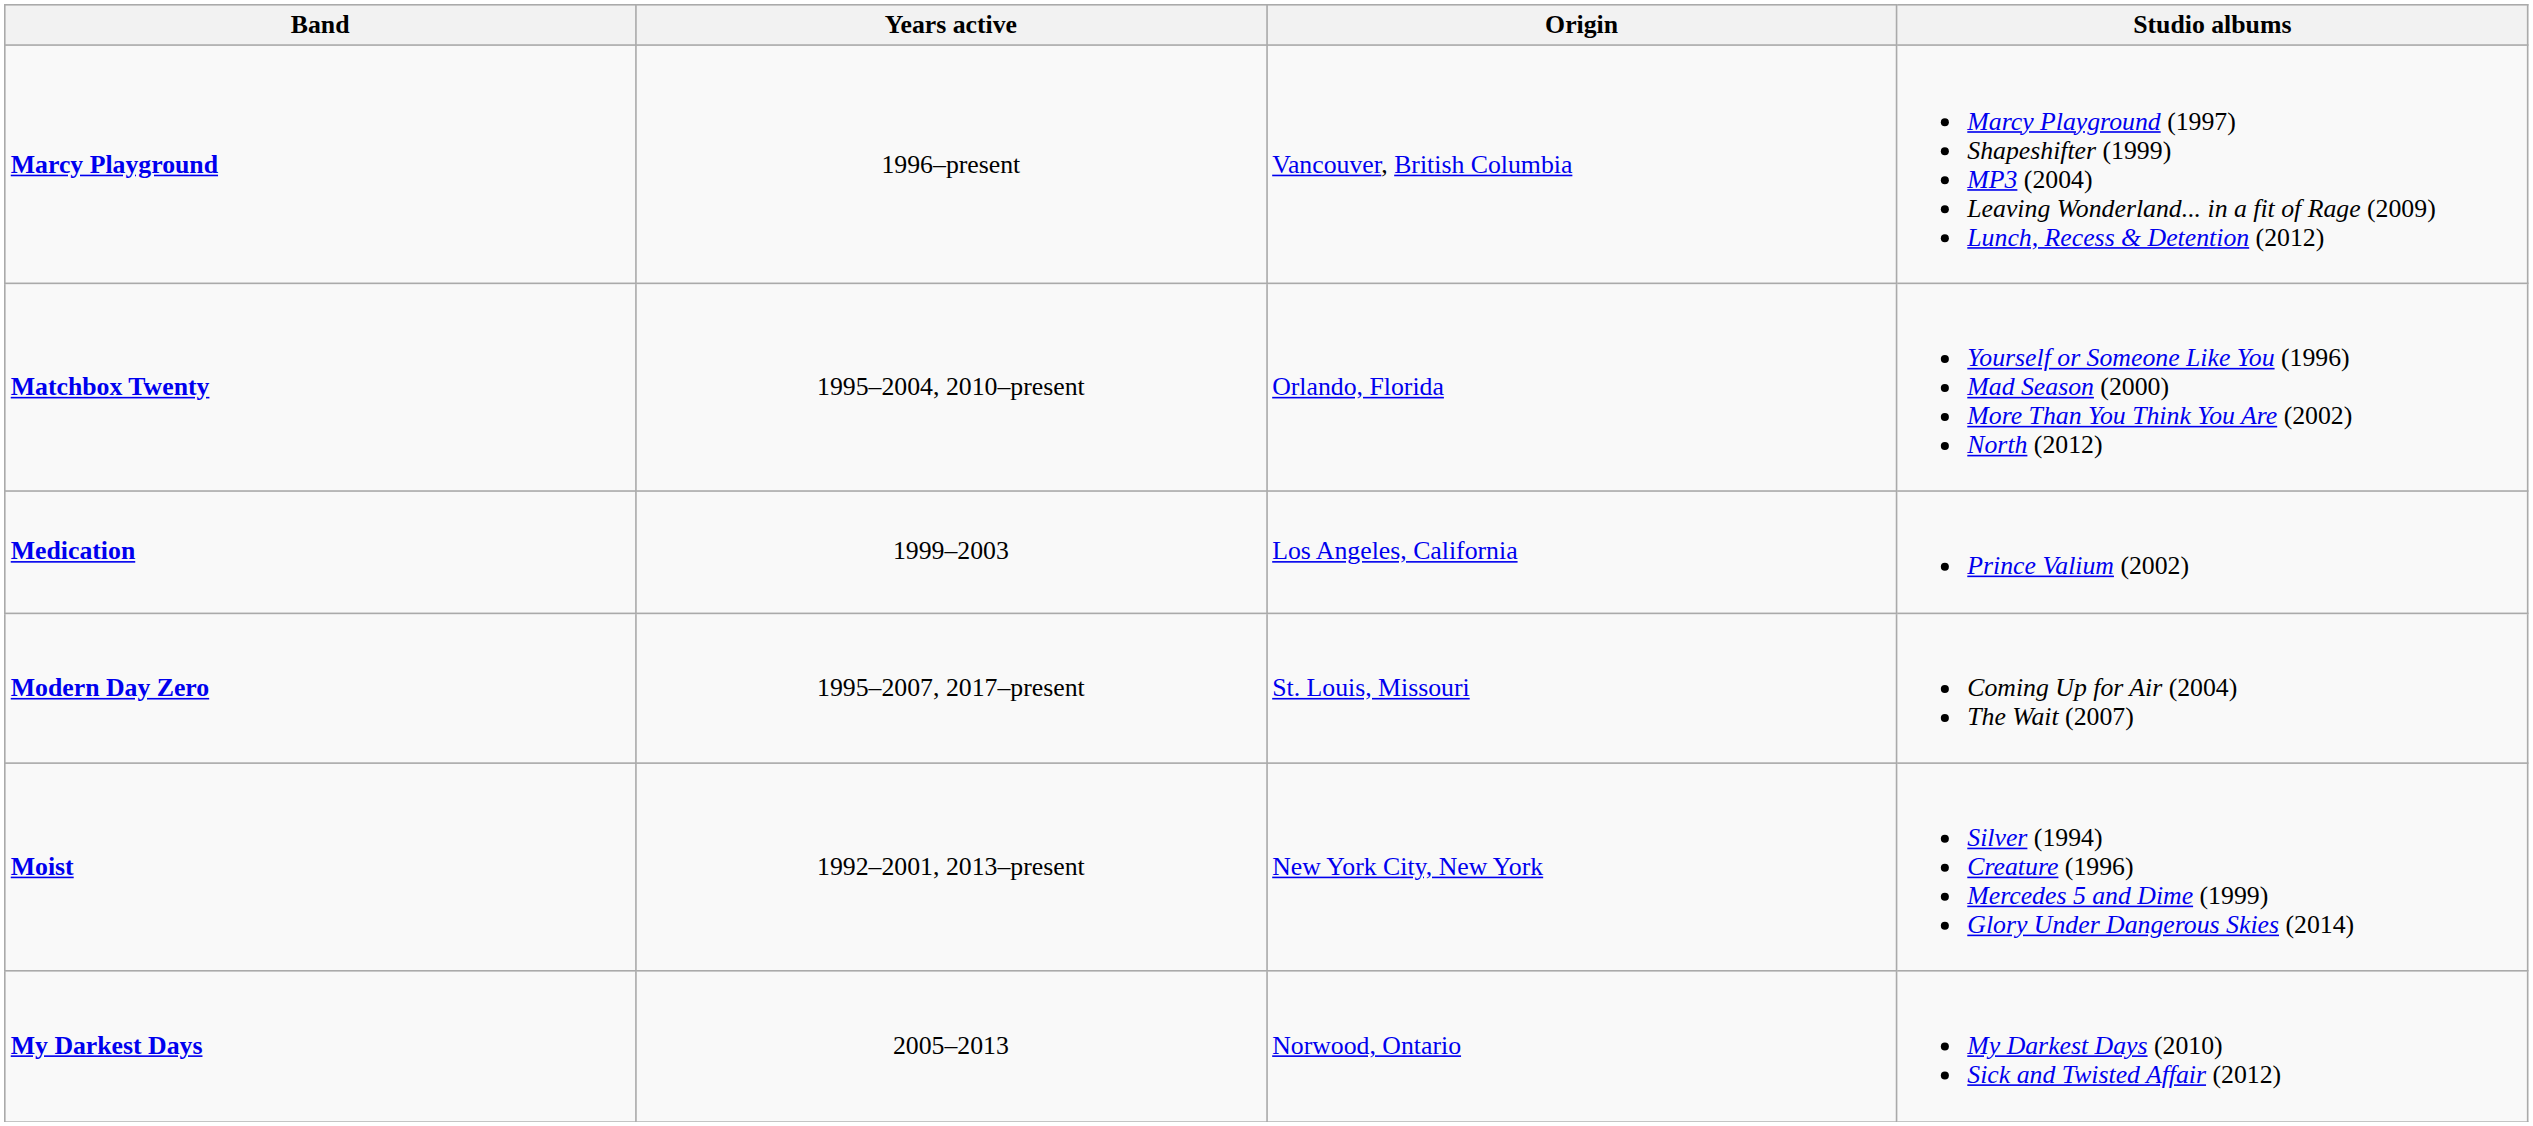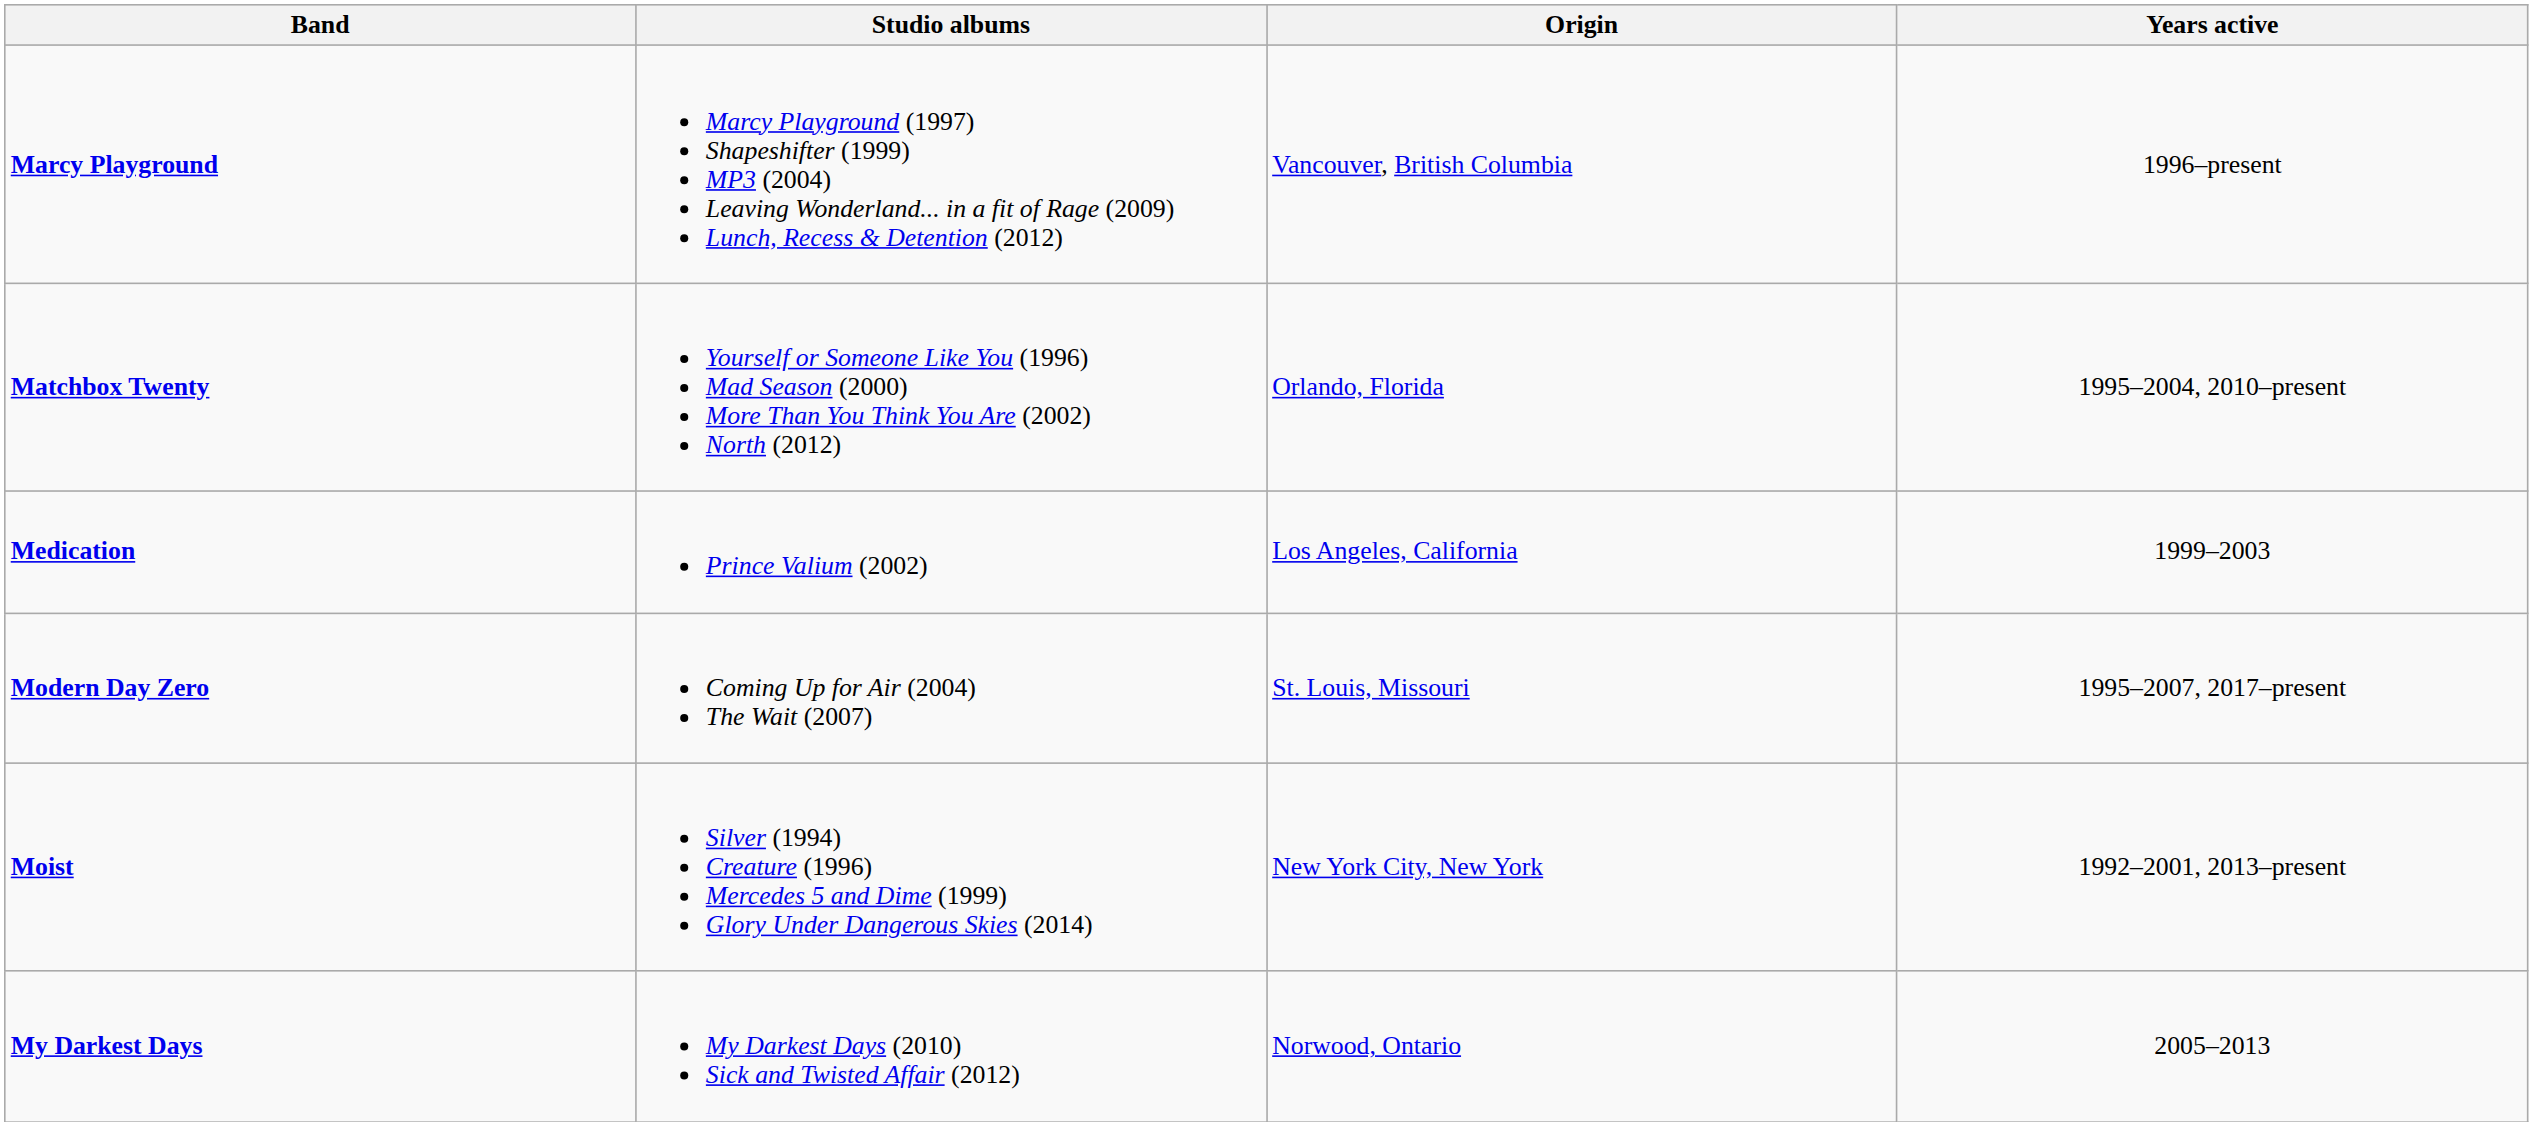columns swapped: (951, 24) <-> (2212, 24)
